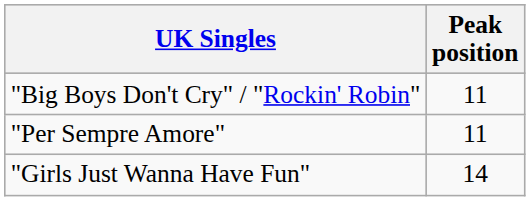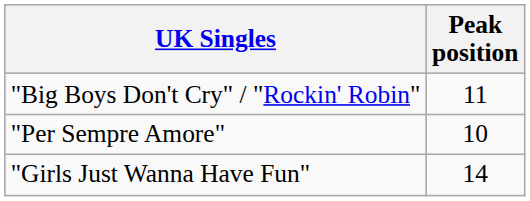(475, 133) 11 -> (475, 133) 10
